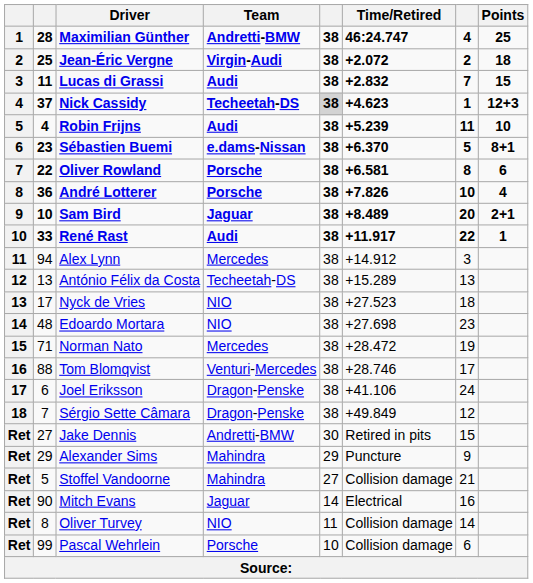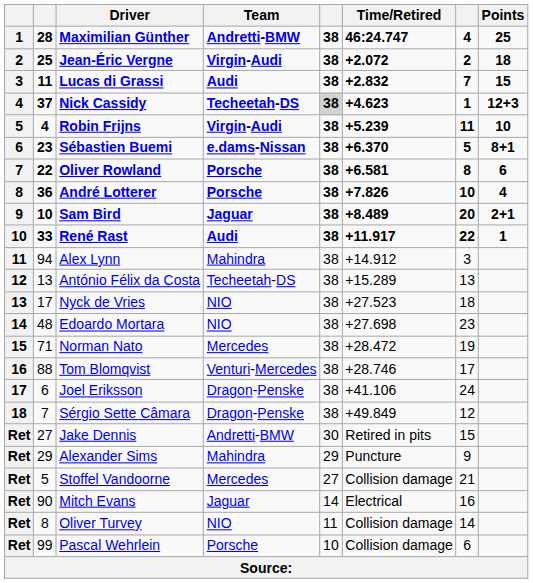(222, 126) Audi -> (244, 126) Virgin-Audi
(237, 258) Mercedes -> (236, 258) Mahindra
(236, 479) Mahindra -> (237, 479) Mercedes
